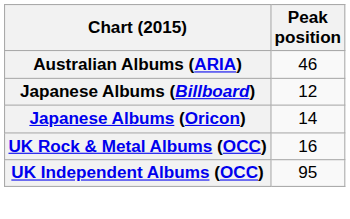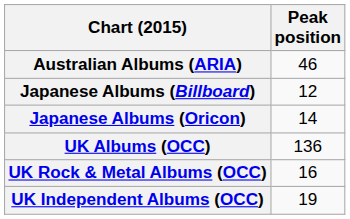+ row: (138, 145)
(308, 173) 95 -> (308, 200) 19
